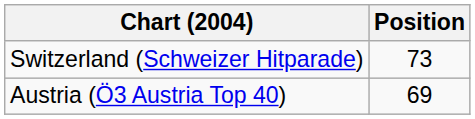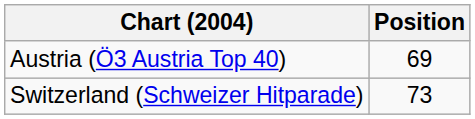rows swapped: (148, 95) <-> (187, 59)
